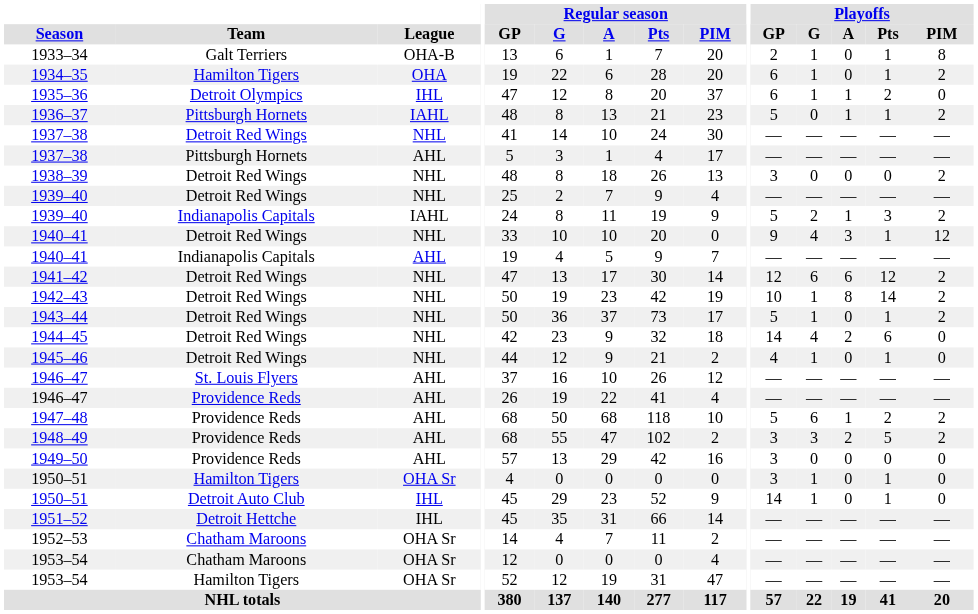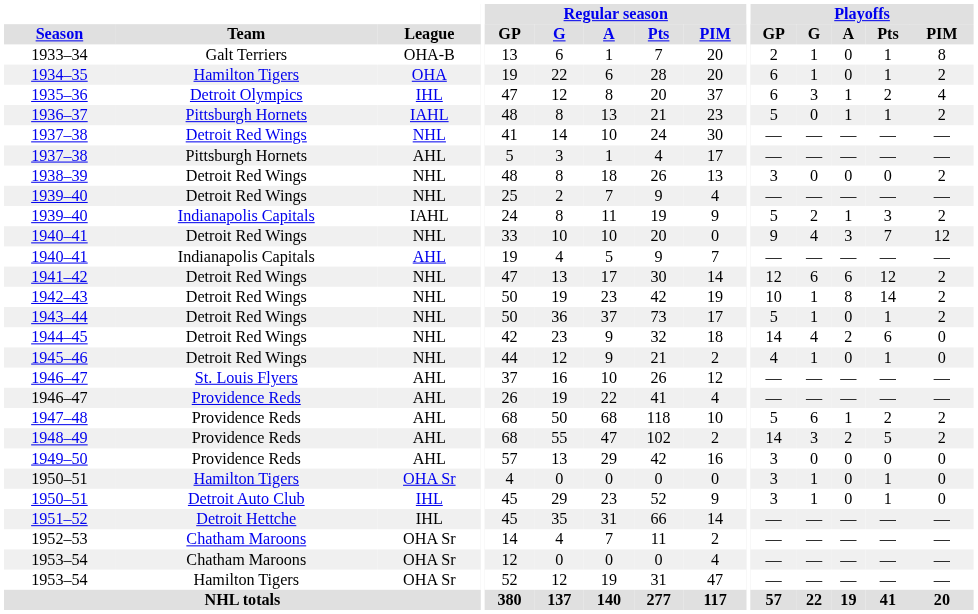(814, 94) 1 -> (814, 94) 3
(942, 94) 0 -> (942, 94) 4
(888, 236) 1 -> (888, 236) 7
(774, 438) 3 -> (774, 438) 14
(774, 498) 14 -> (774, 498) 3
